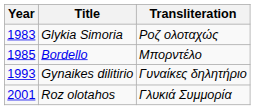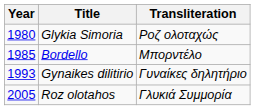(21, 34) 1983 -> (21, 34) 1980
(21, 94) 2001 -> (21, 94) 2005
